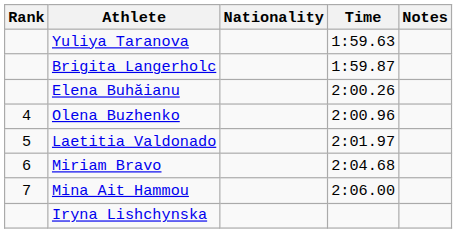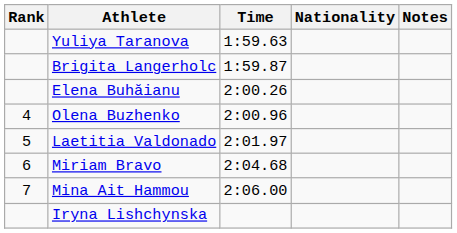columns swapped: (274, 17) <-> (363, 17)
